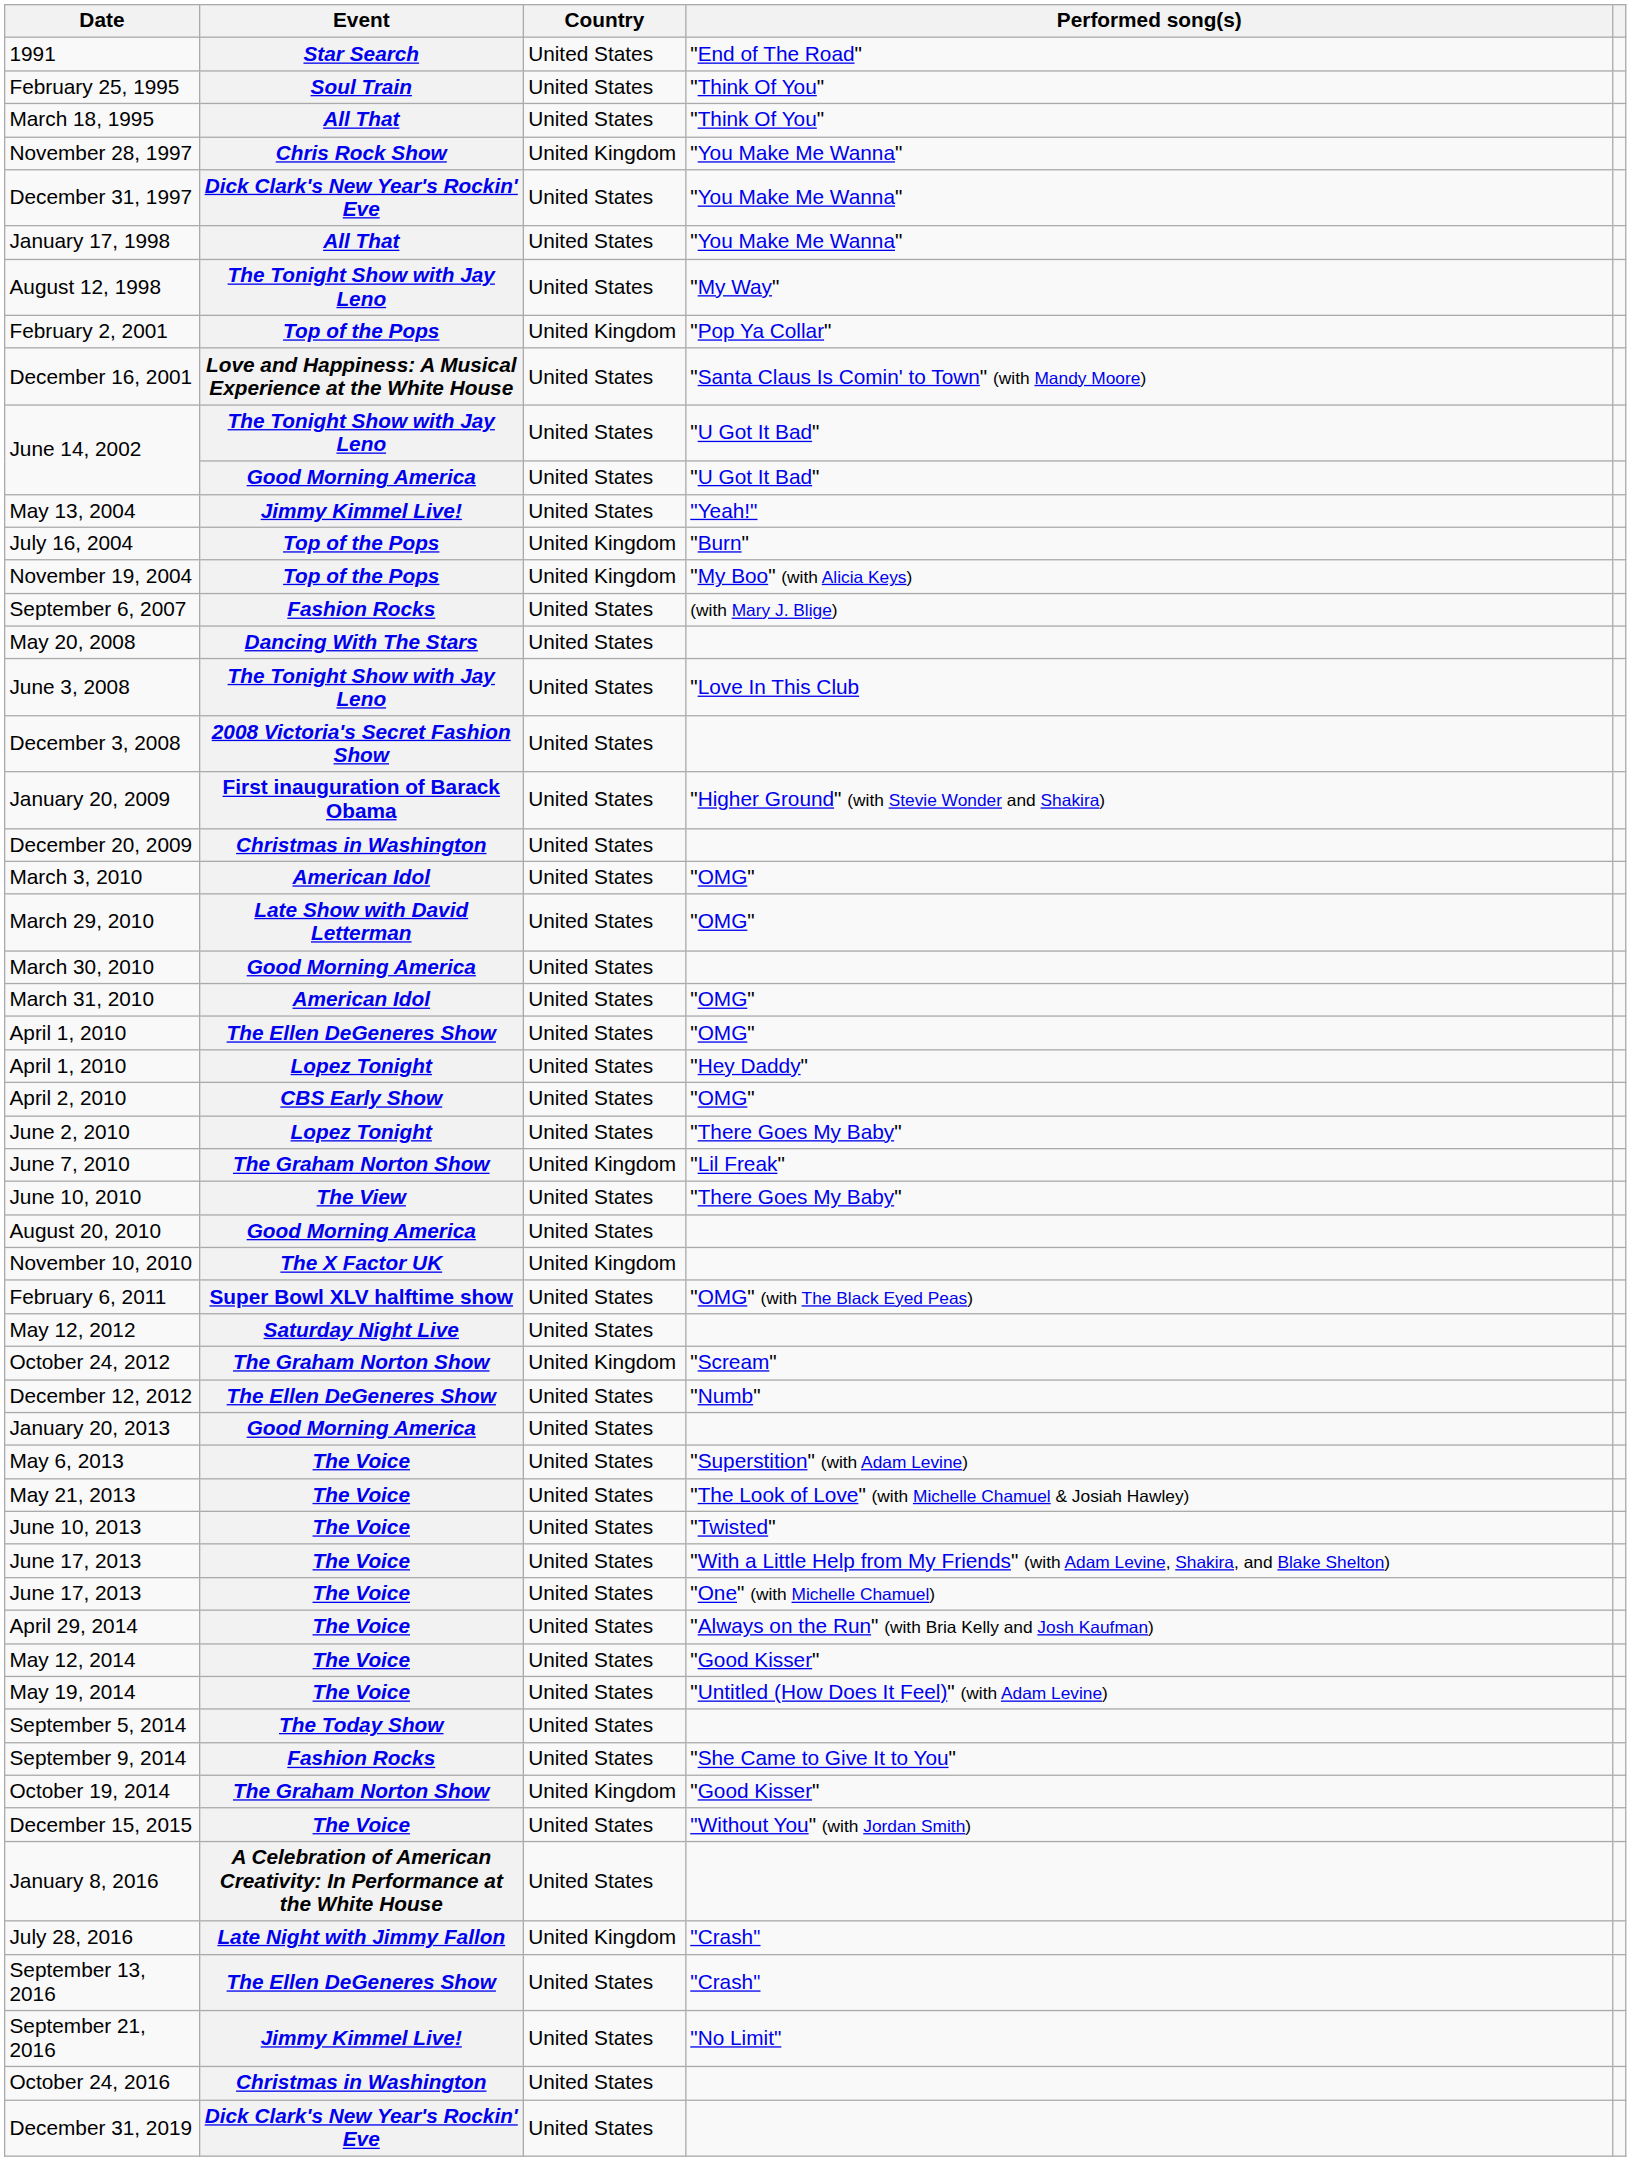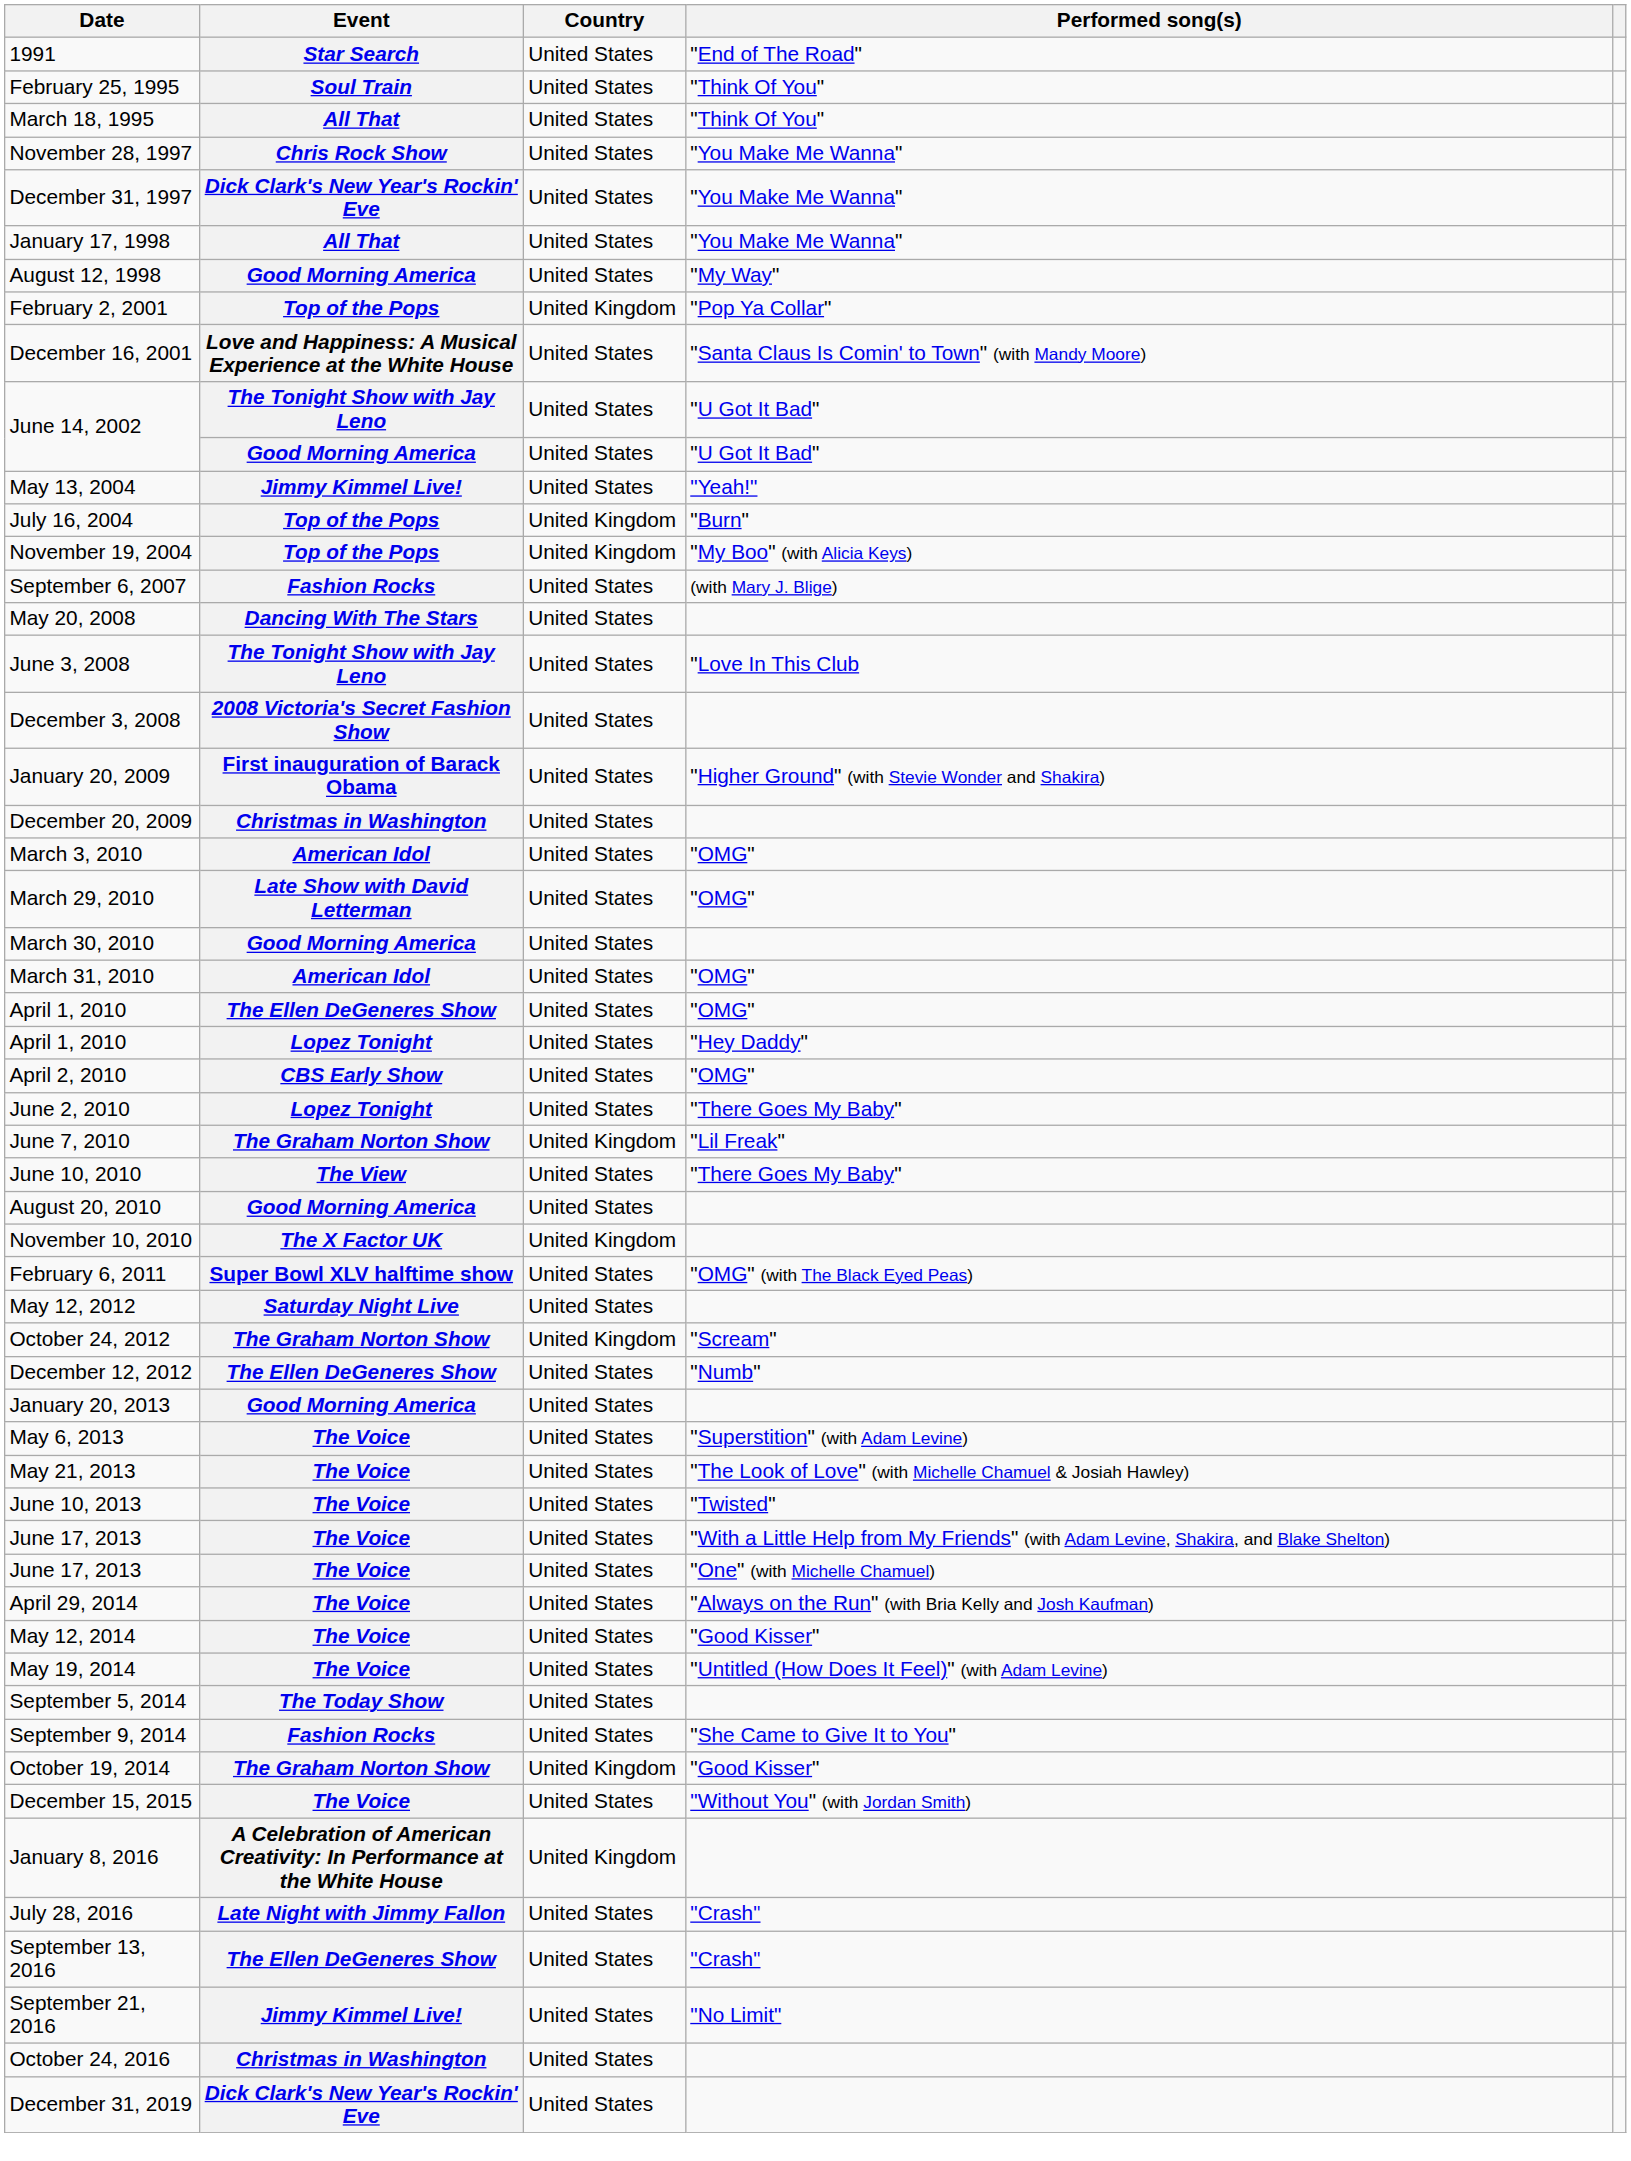(602, 152) United Kingdom -> (591, 152) United States
(361, 287) The Tonight Show with Jay Leno -> (361, 275) Good Morning America
(591, 1880) United States -> (602, 1857) United Kingdom
(602, 1937) United Kingdom -> (591, 1913) United States
